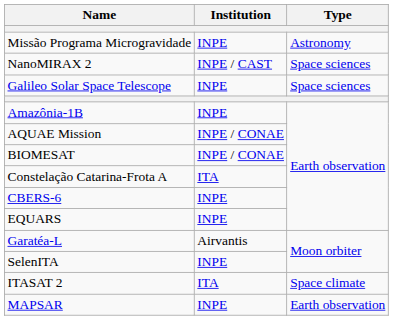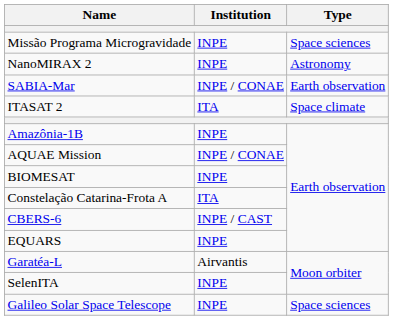(320, 42) Astronomy -> (330, 42) Space sciences
(235, 63) INPE / CAST -> (212, 63) INPE
(330, 63) Space sciences -> (320, 63) Astronomy
+ row: (41, 85)
rows swapped: (89, 85) <-> (35, 283)
(241, 155) INPE / CONAE -> (212, 176) INPE
(212, 198) INPE -> (235, 219) INPE / CAST
- row: (35, 304)
